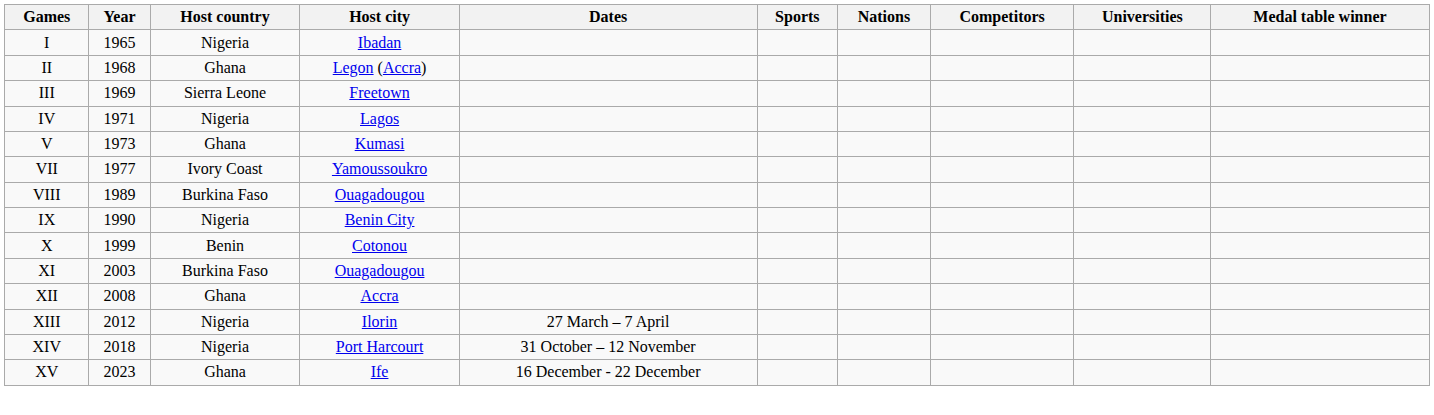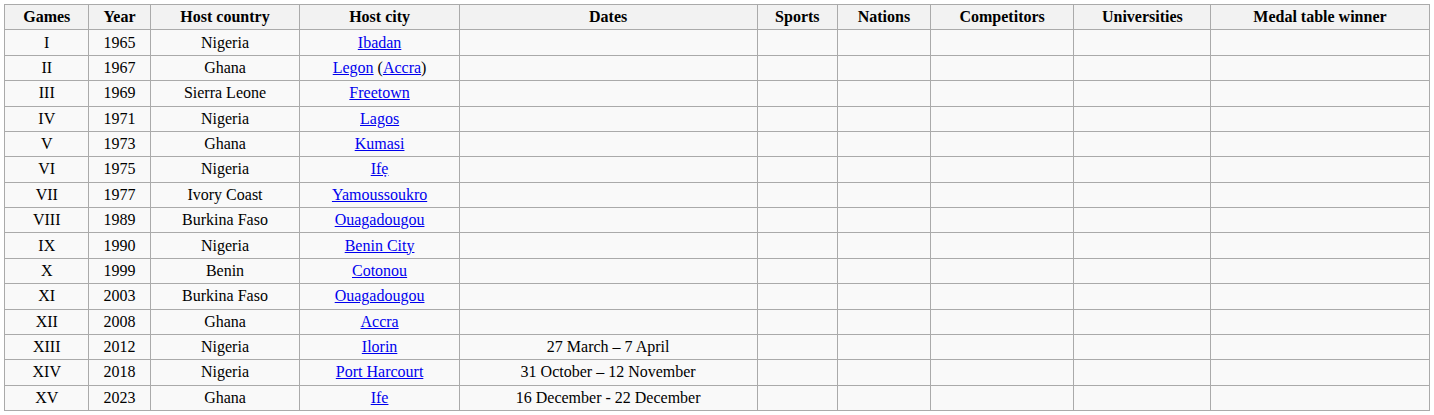(120, 67) 1968 -> (120, 67) 1967
+ row: (47, 169)
